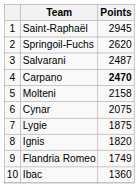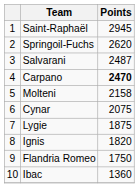(120, 158) 1749 -> (120, 158) 1750
